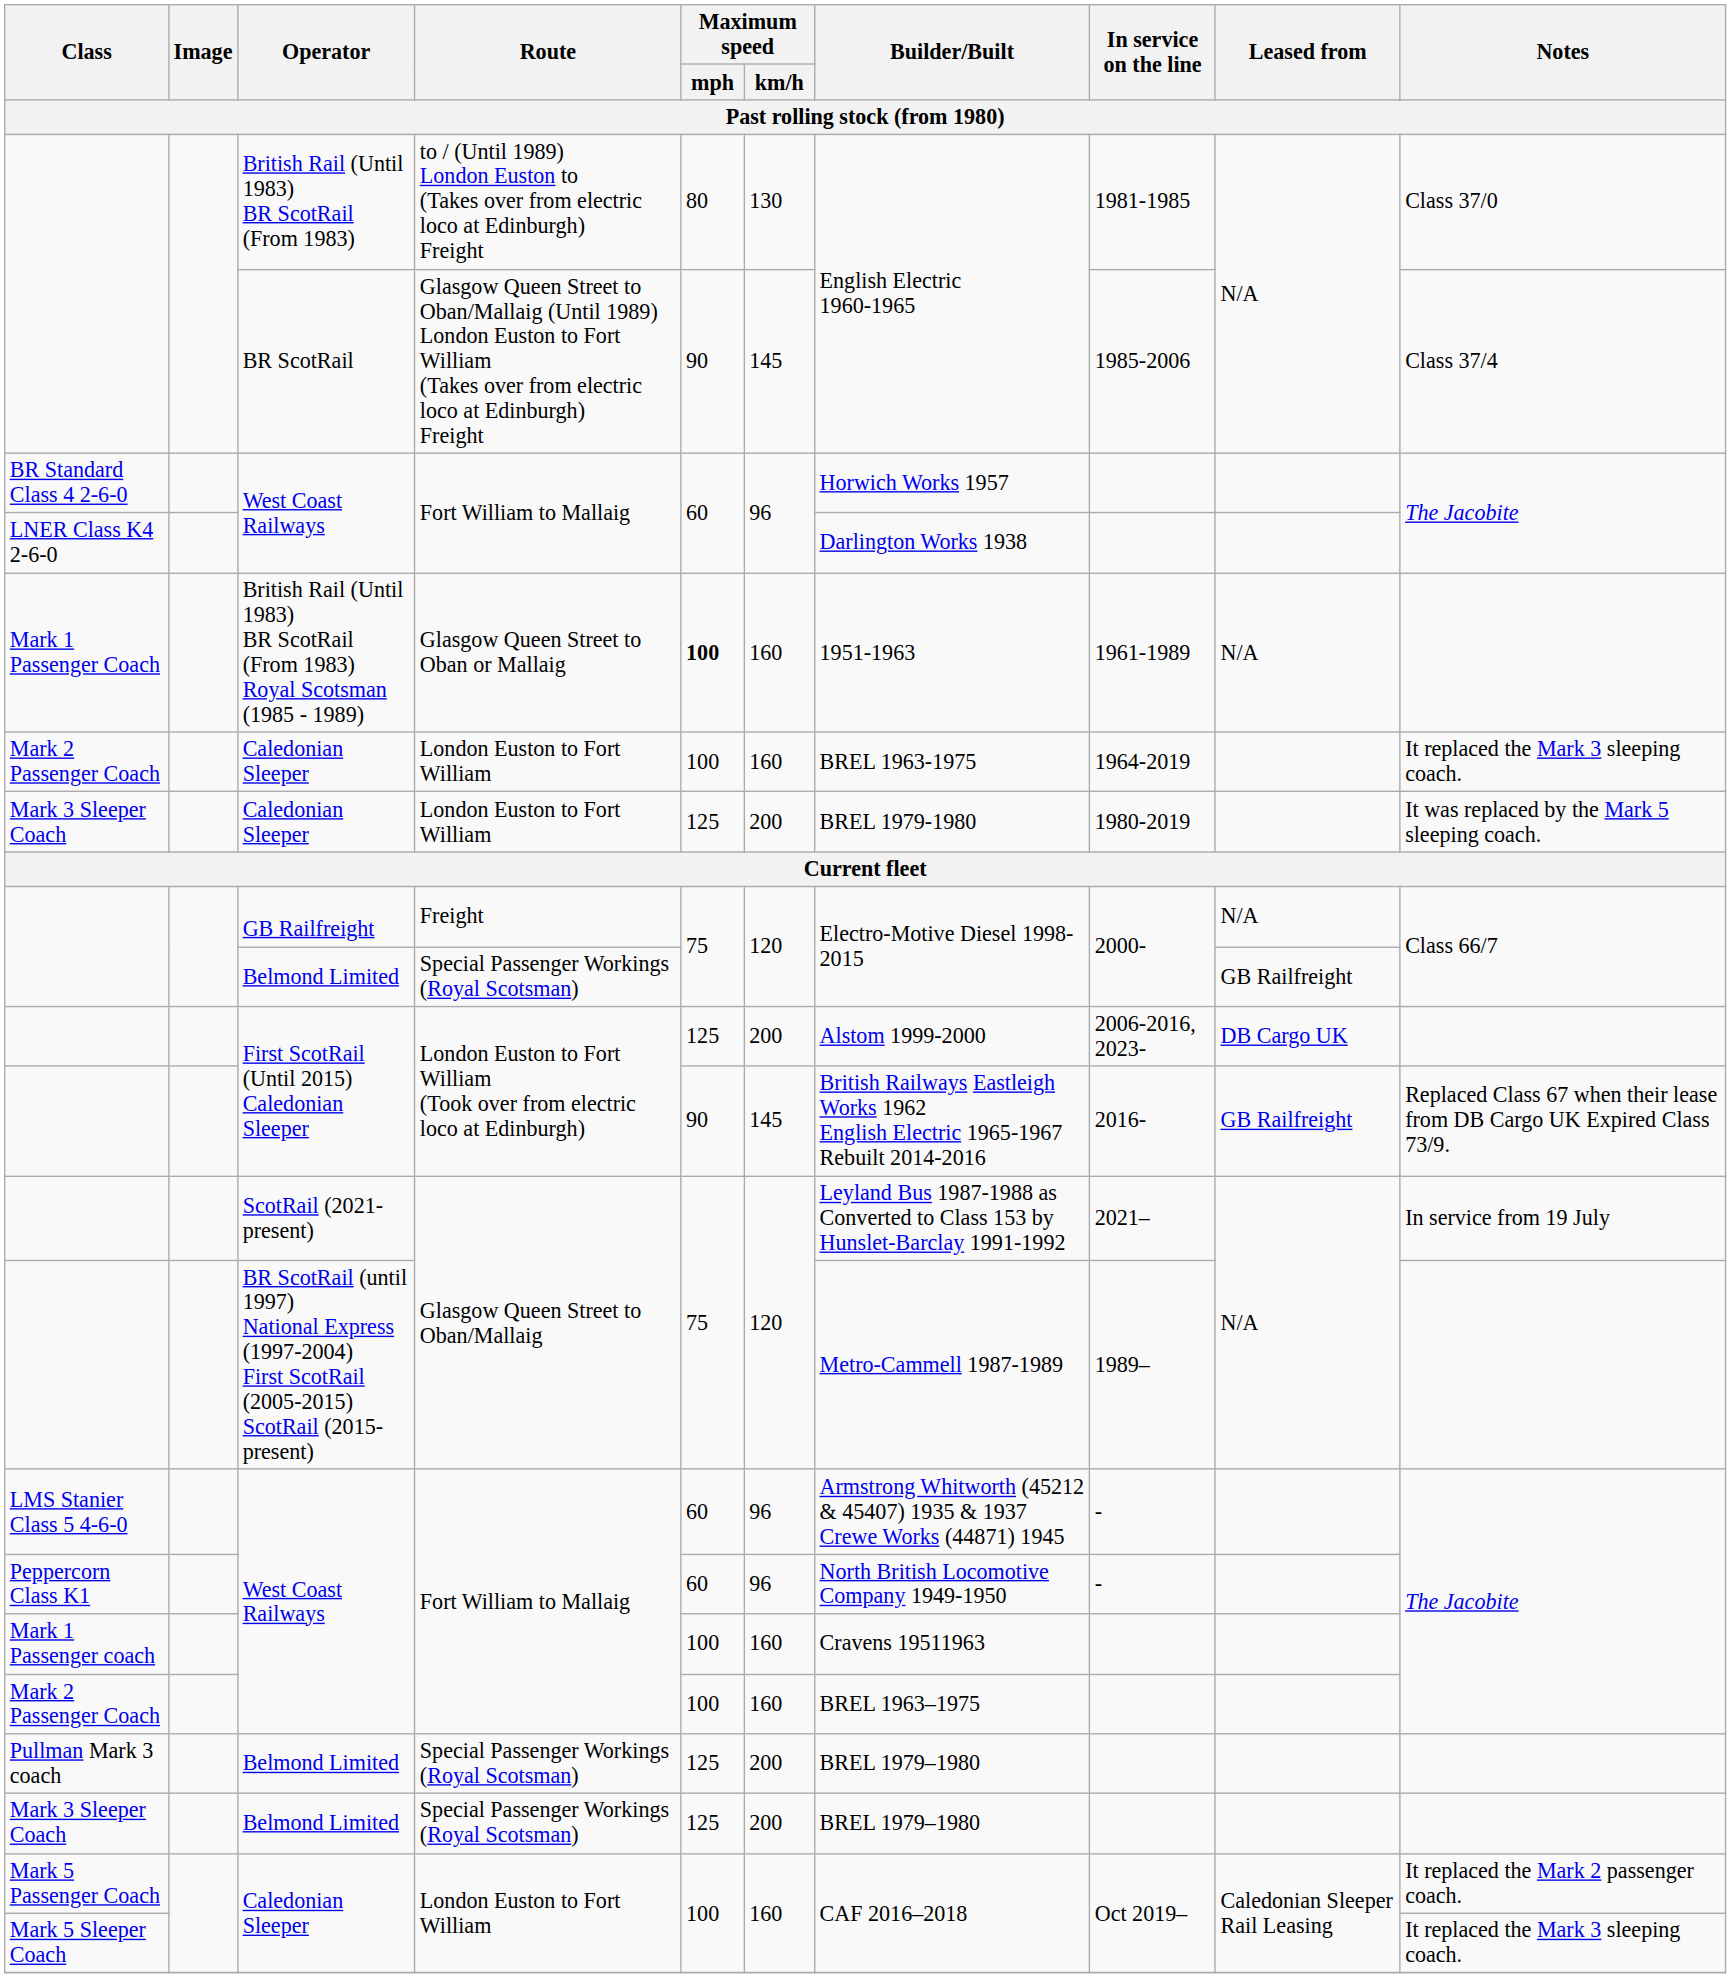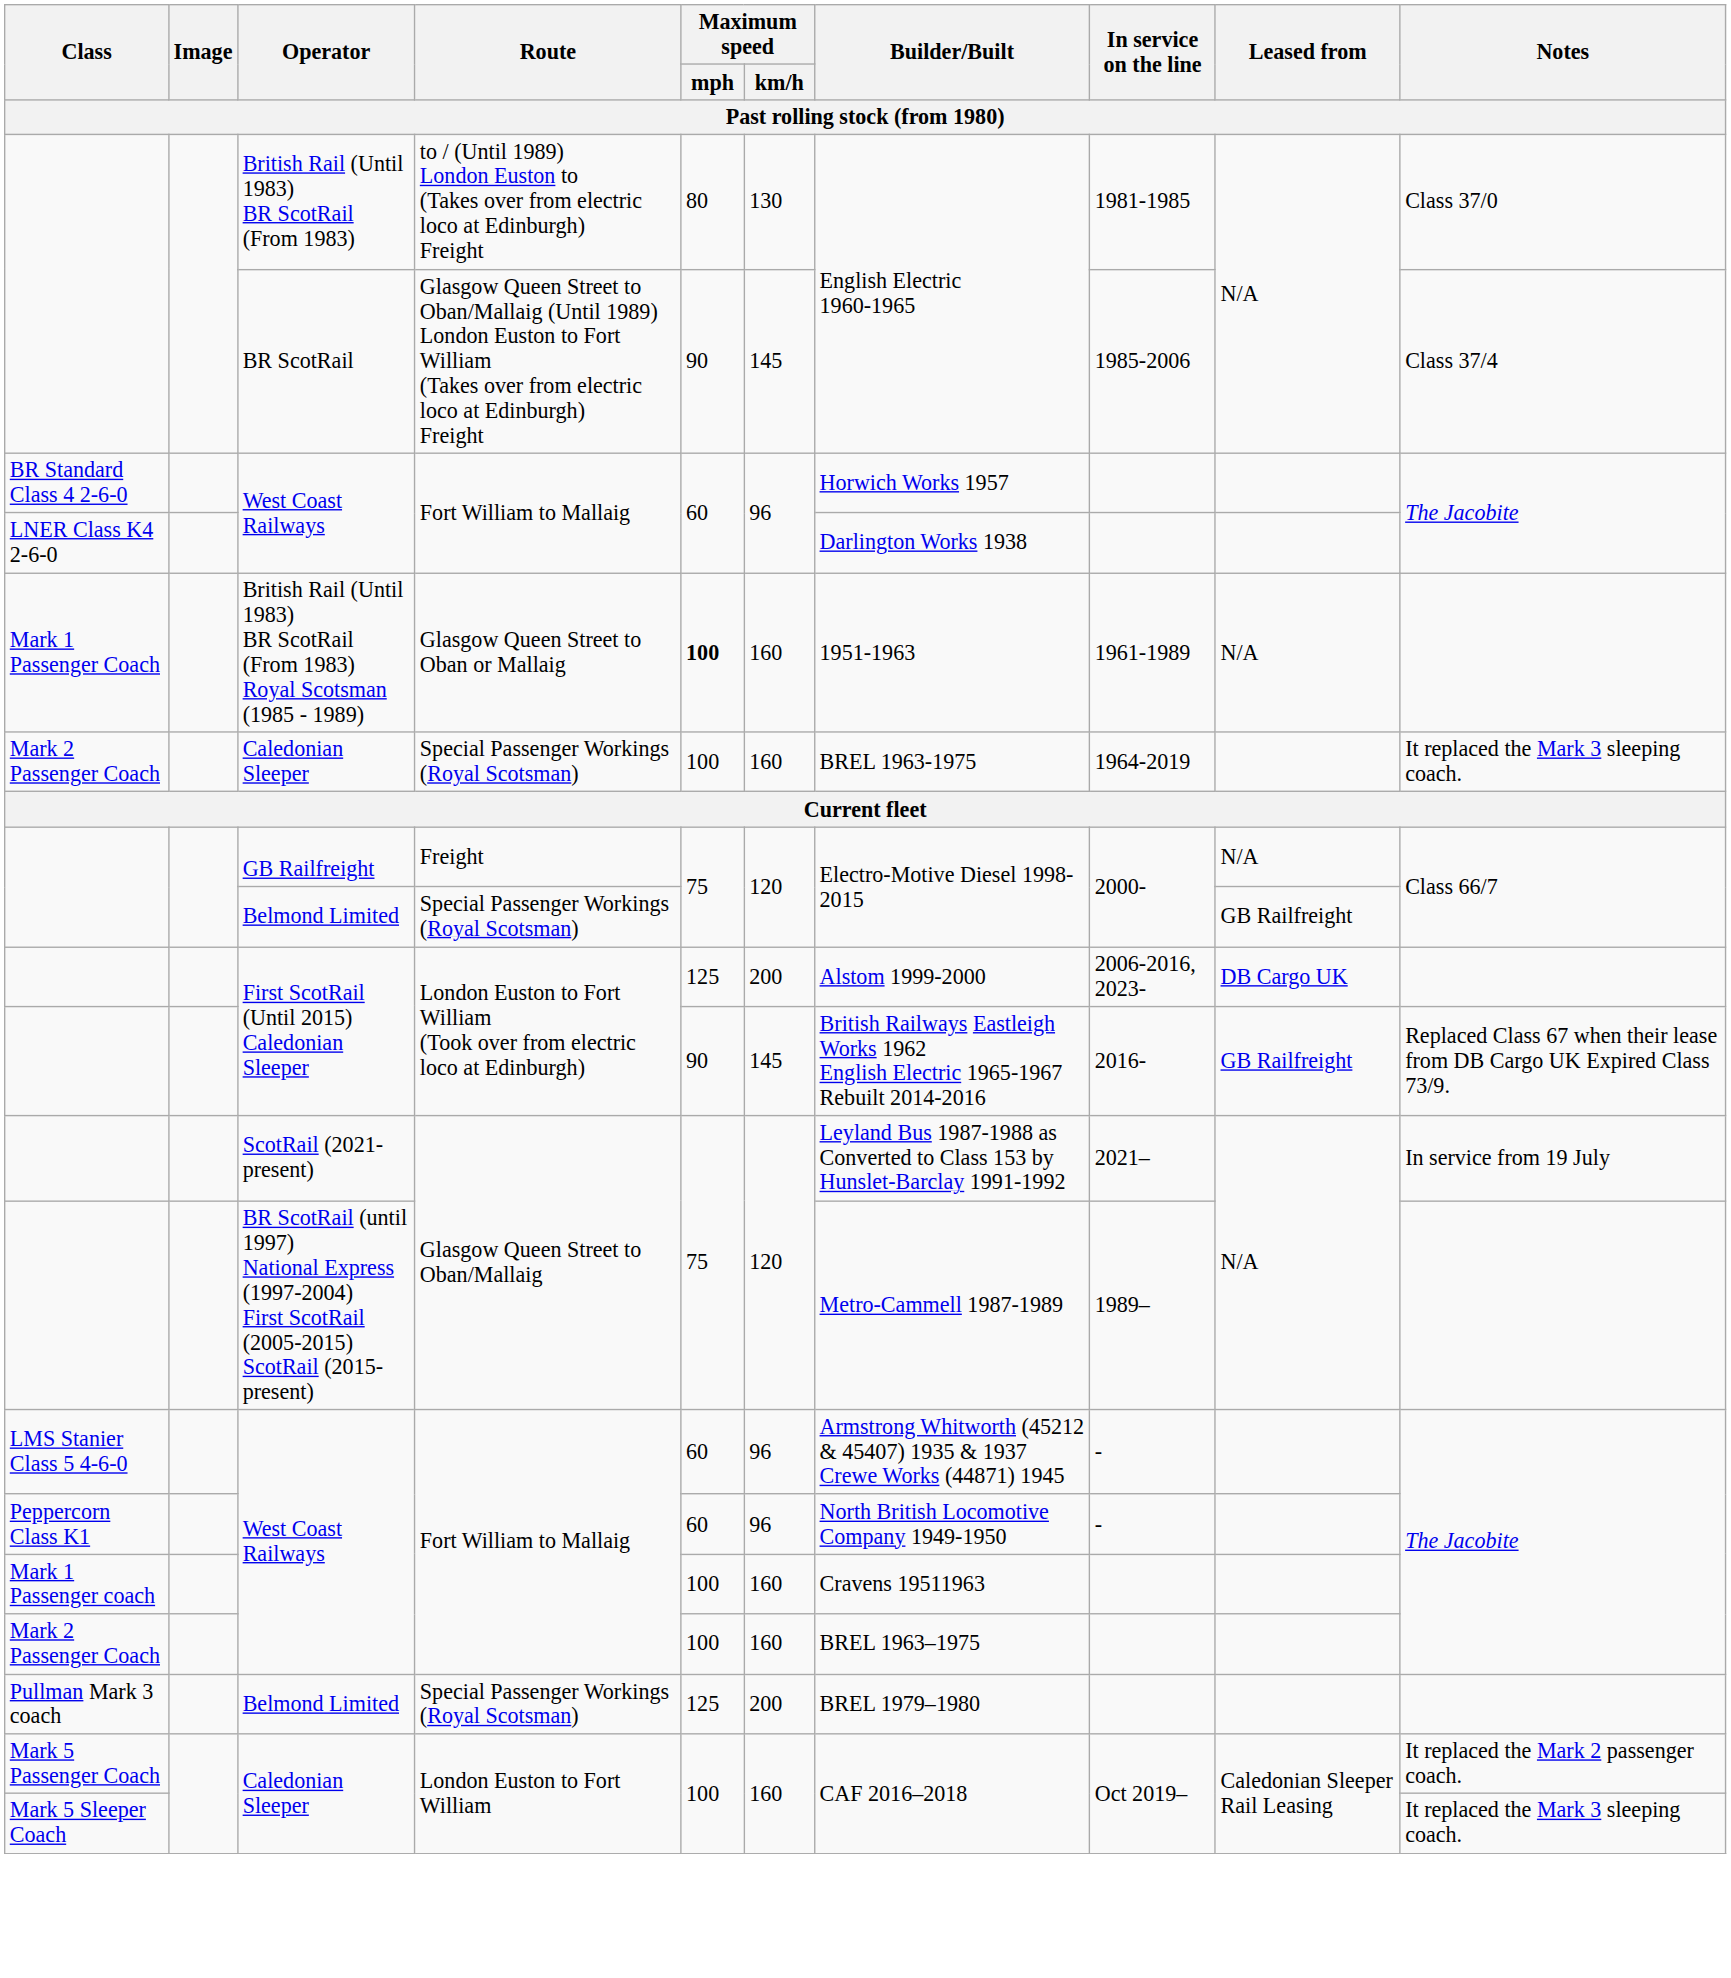(520, 761) London Euston to Fort William -> (544, 761) Special Passenger Workings (Royal Scotsman)
- row: (78, 821)
- row: (78, 1823)
